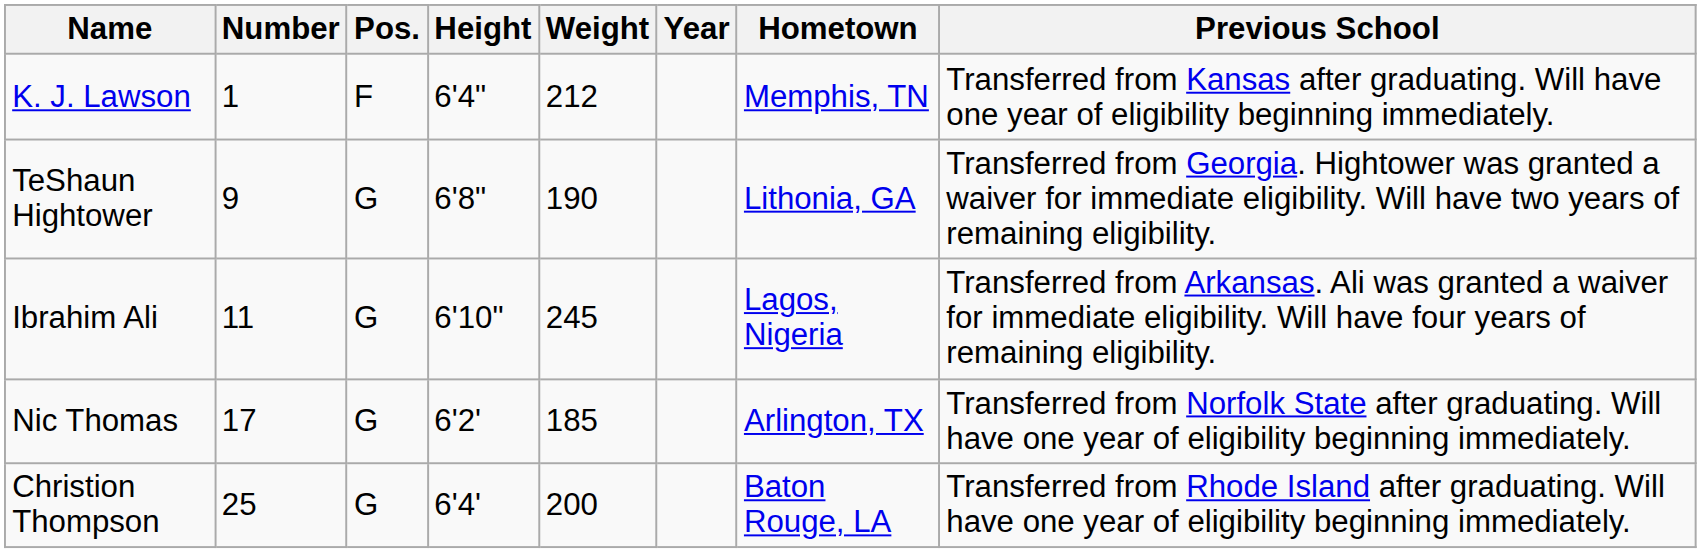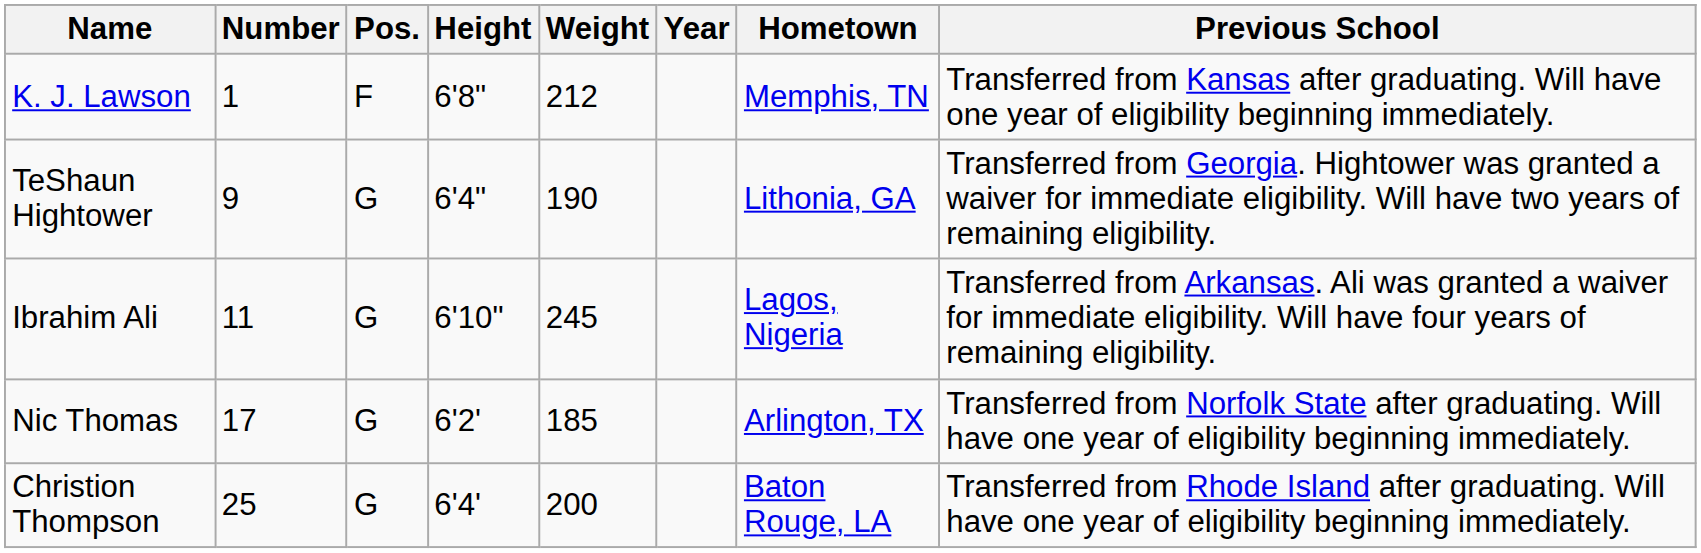(460, 96) 6'4" -> (460, 96) 6'8"
(460, 198) 6'8" -> (460, 198) 6'4"
